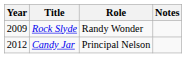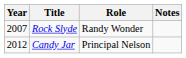(17, 28) 2009 -> (17, 28) 2007
